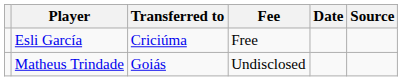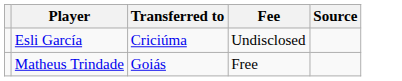- column: (328, 16)
(245, 40) Free -> (268, 40) Undisclosed
(268, 64) Undisclosed -> (245, 64) Free
